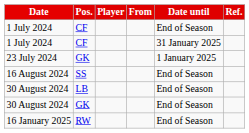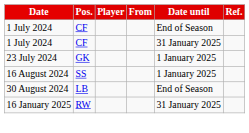(185, 74) End of Season -> (186, 74) 1 January 2025
- row: (37, 105)
(185, 120) End of Season -> (189, 105) 31 January 2025
